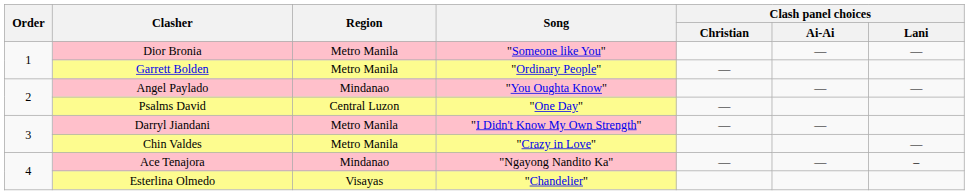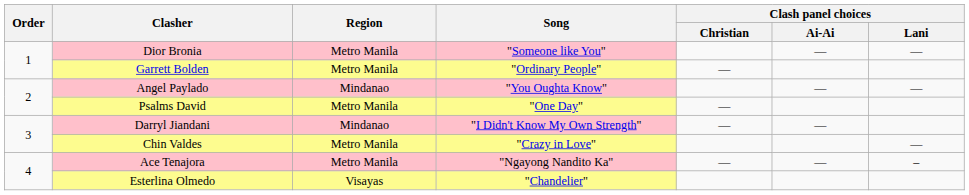(364, 106) Central Luzon -> (364, 106) Metro Manila
(364, 125) Metro Manila -> (364, 125) Mindanao
(364, 162) Mindanao -> (364, 162) Metro Manila
